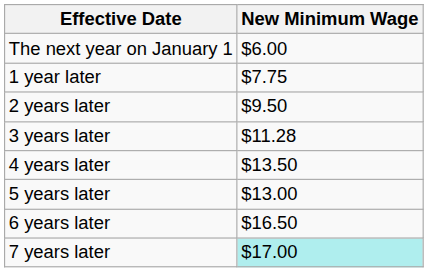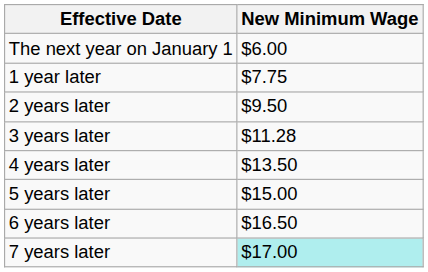(269, 194) $13.00 -> (269, 194) $15.00
